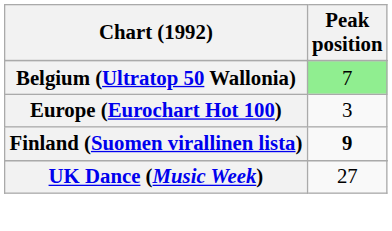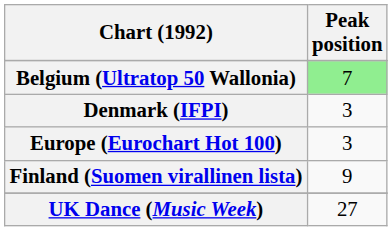+ row: (156, 110)
(347, 143) bold -> (347, 176) normal
